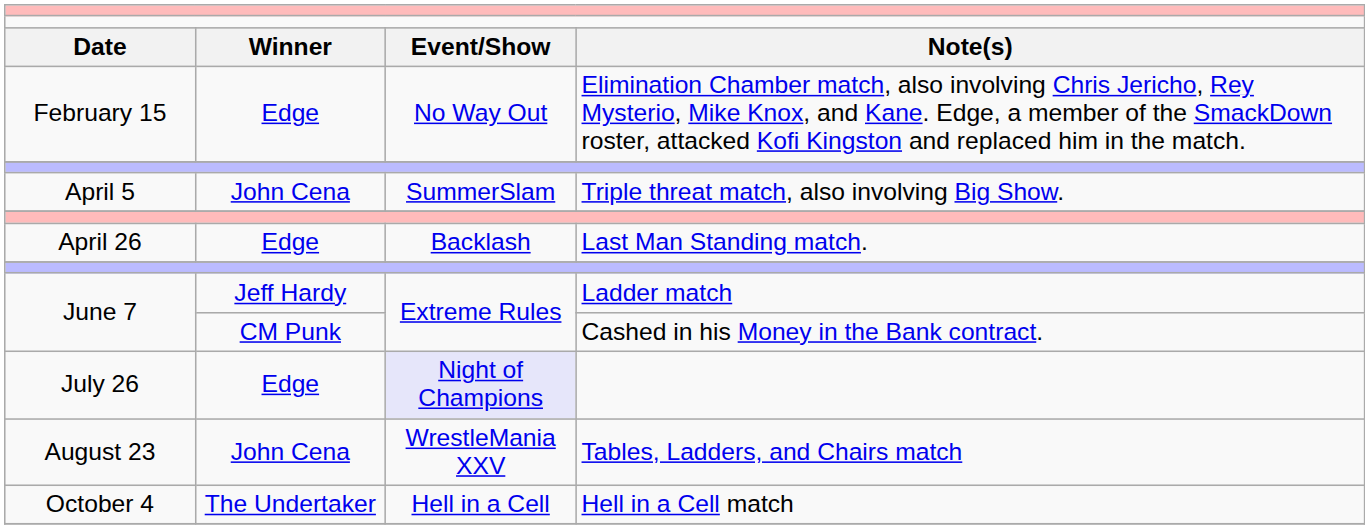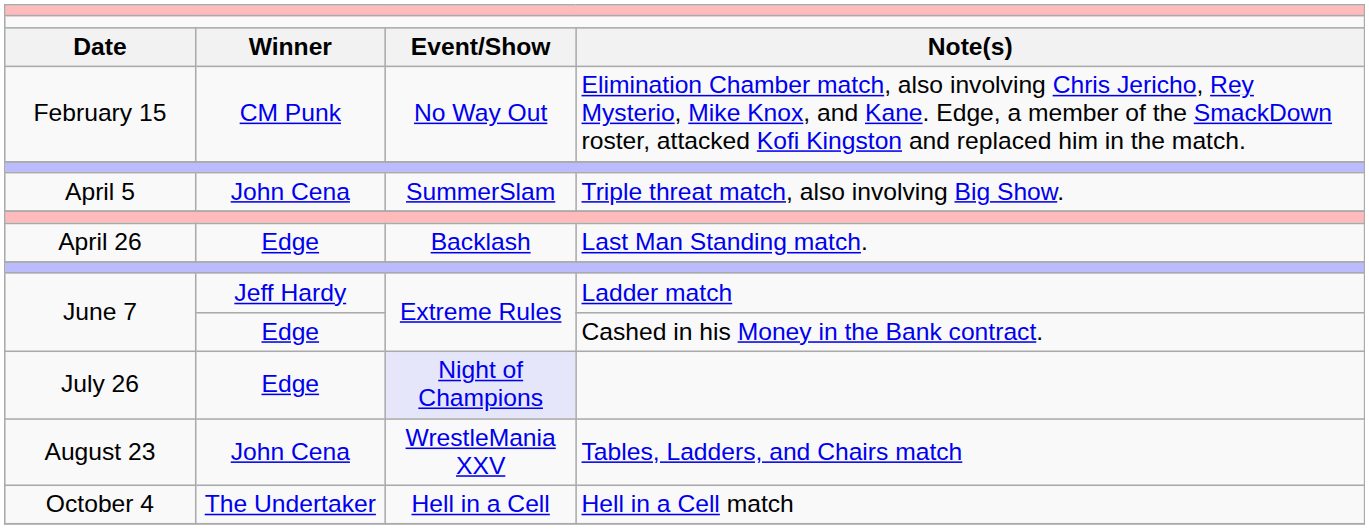(290, 113) Edge -> (290, 113) CM Punk
(290, 331) CM Punk -> (290, 331) Edge
